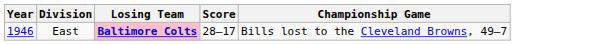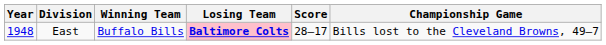+ column: (141, 13)
(20, 31) 1946 -> (20, 31) 1948
